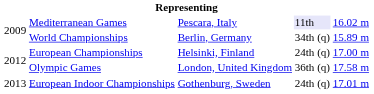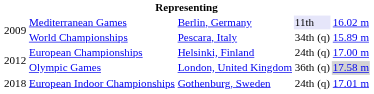(207, 22) Pescara, Italy -> (215, 22) Berlin, Germany
(215, 37) Berlin, Germany -> (207, 37) Pescara, Italy
(351, 68) no background -> (351, 68) lightgrey background
(15, 83) 2013 -> (15, 83) 2018
